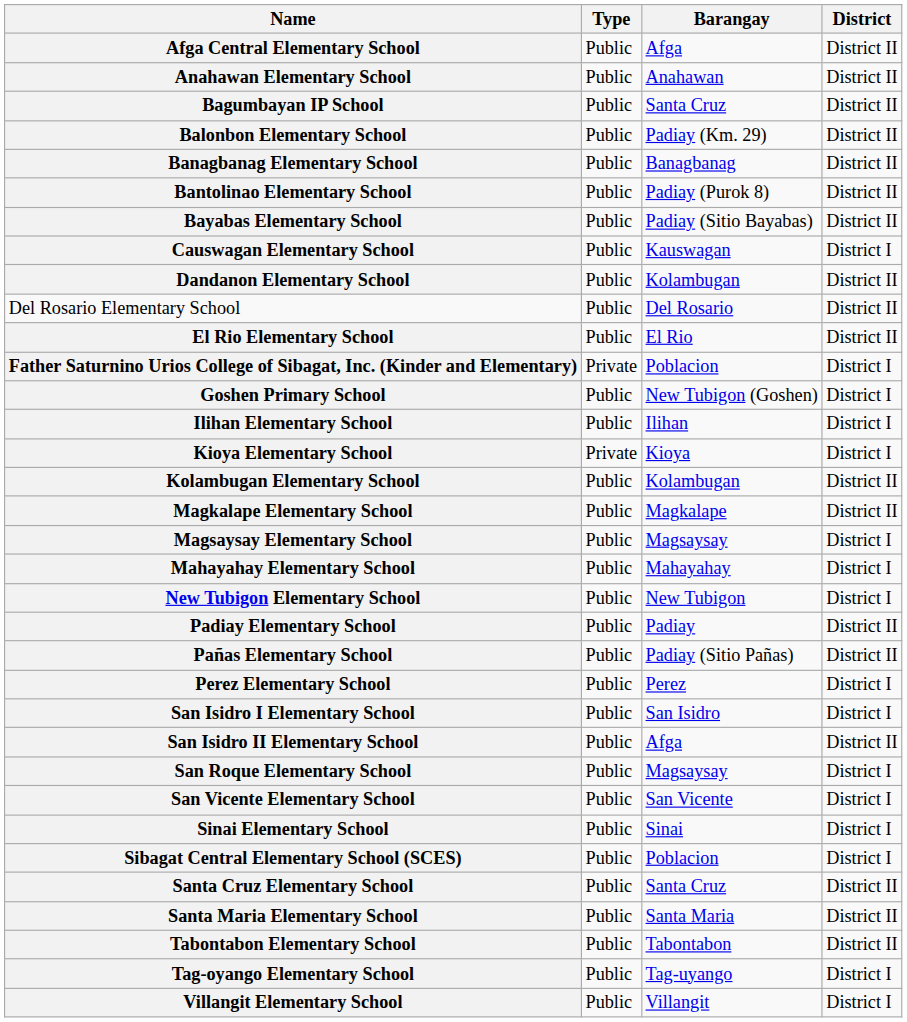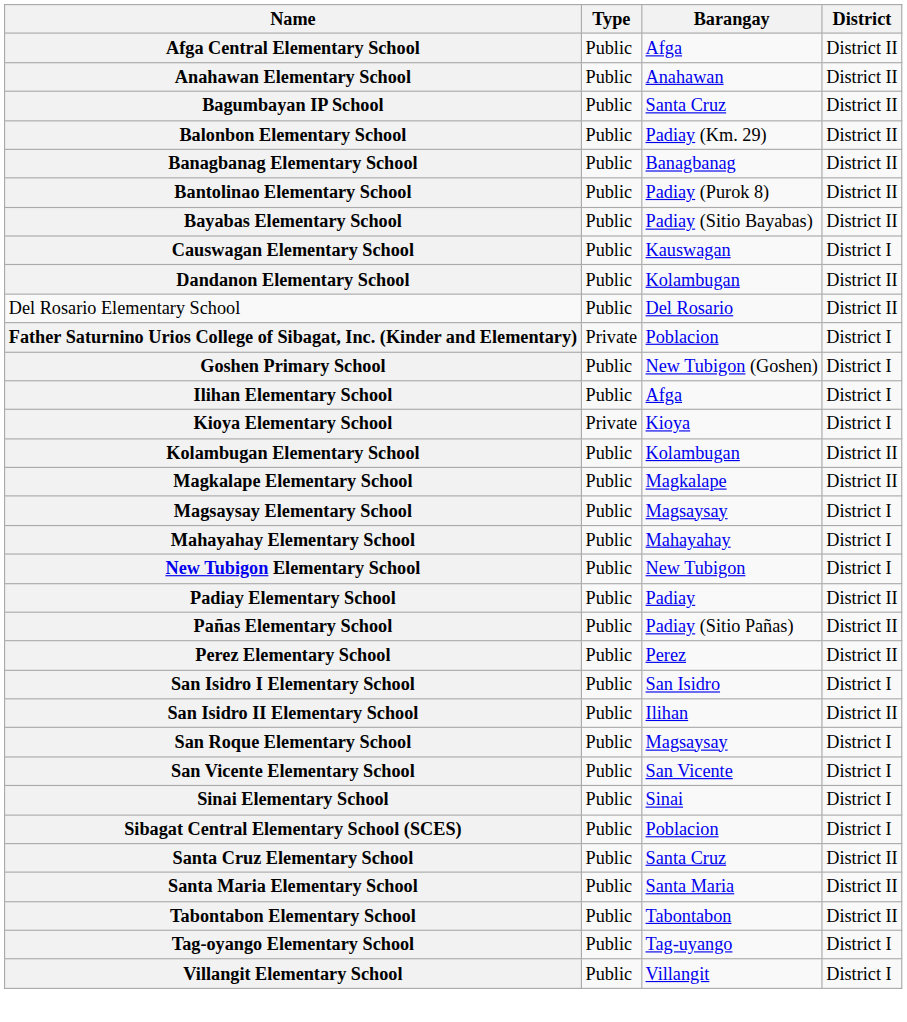- row: (293, 337)
(667, 423) Ilihan -> (664, 395) Afga
(859, 684) District I -> (862, 655) District II
(664, 742) Afga -> (667, 713) Ilihan
